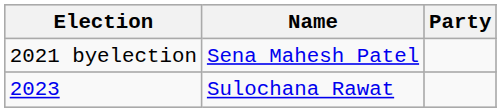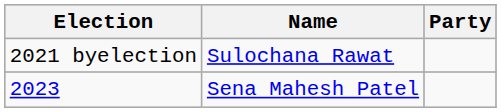(313, 56) Sena Mahesh Patel -> (301, 56) Sulochana Rawat
(301, 90) Sulochana Rawat -> (313, 90) Sena Mahesh Patel
